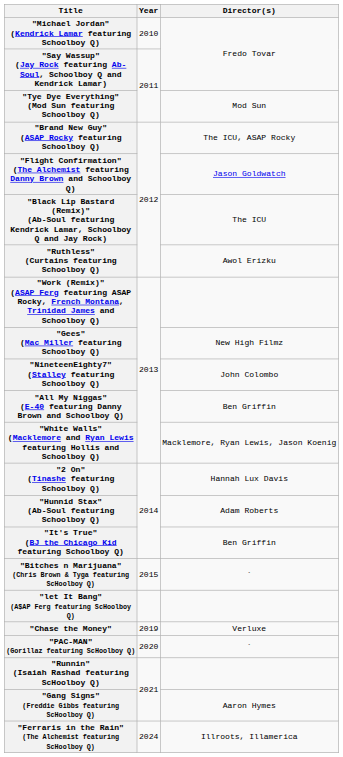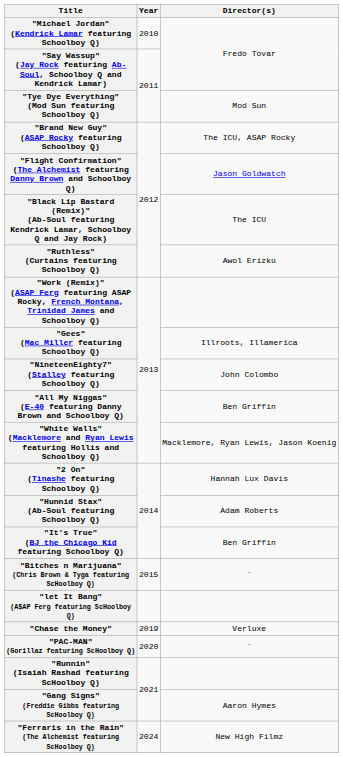(249, 343) New High Filmz -> (249, 343) Illroots, Illamerica
(249, 737) Illroots, Illamerica -> (249, 737) New High Filmz
